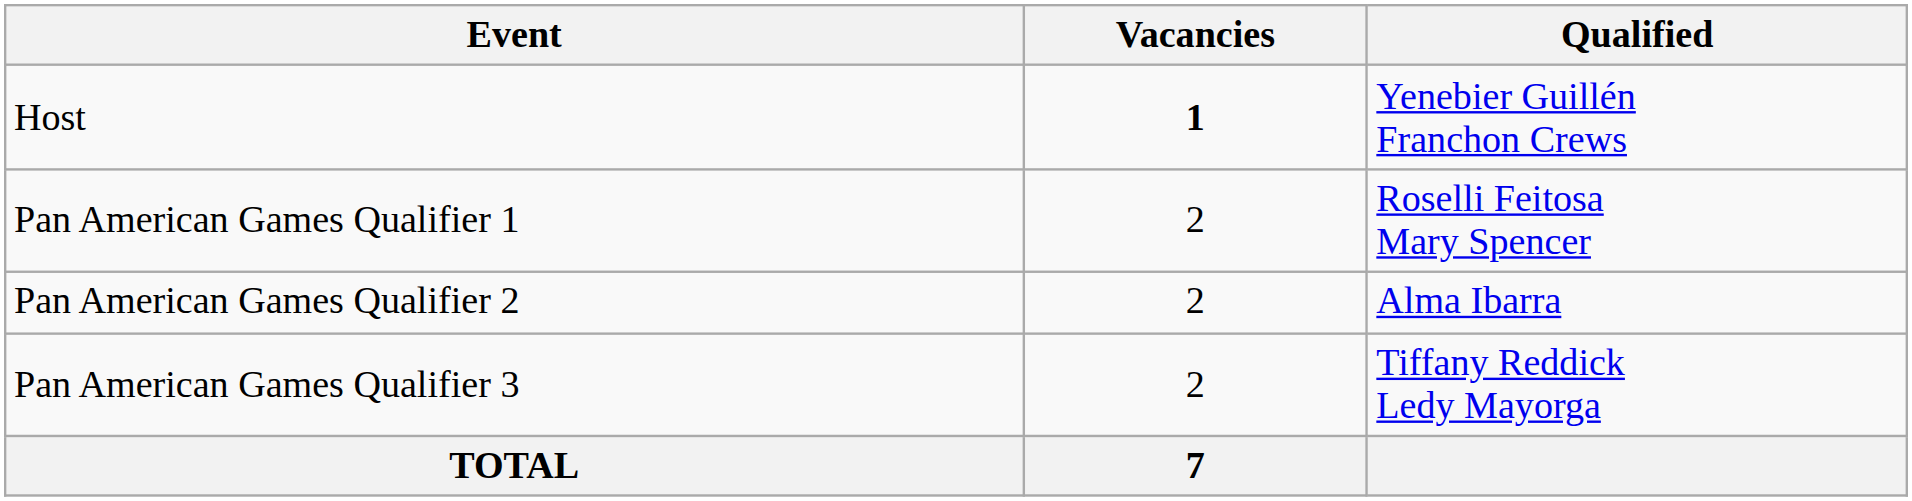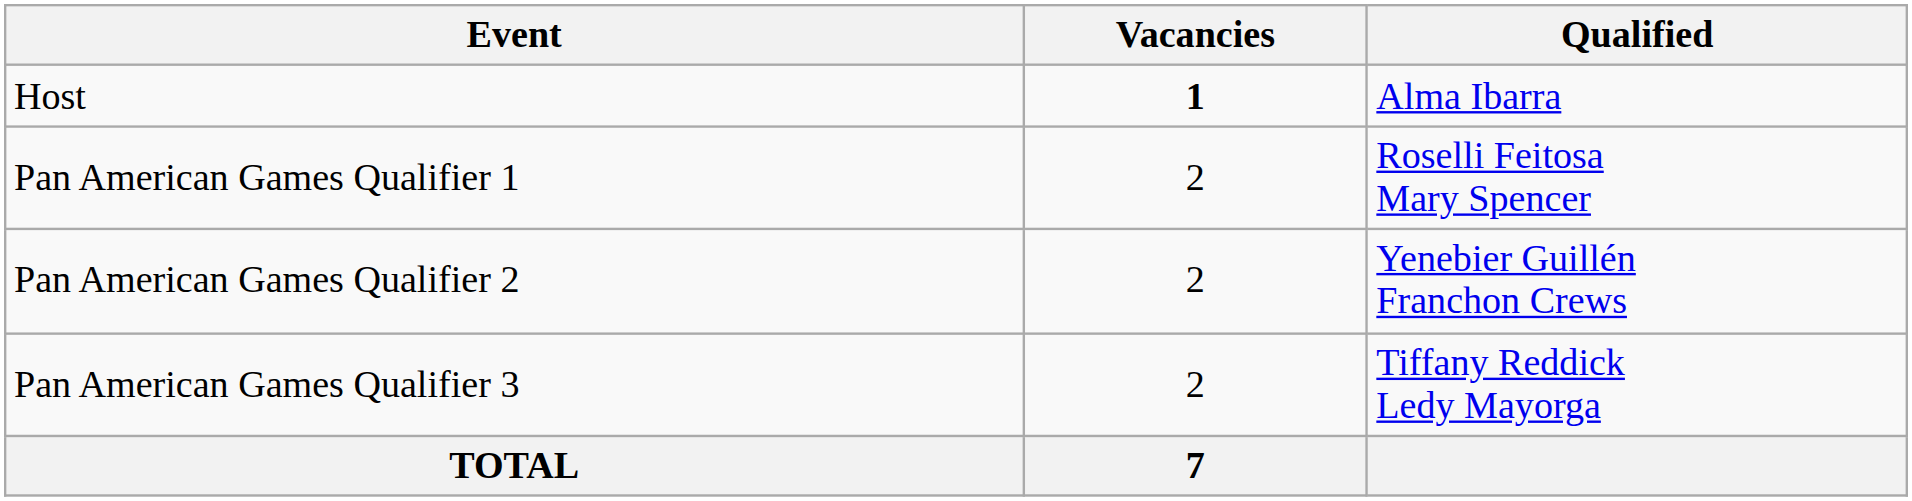(1506, 116) Yenebier Guillén Franchon Crews -> (1469, 95) Alma Ibarra
(1469, 301) Alma Ibarra -> (1506, 280) Yenebier Guillén Franchon Crews
